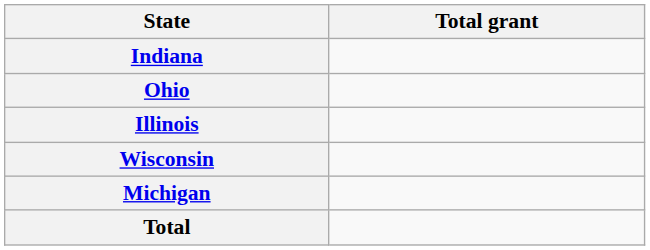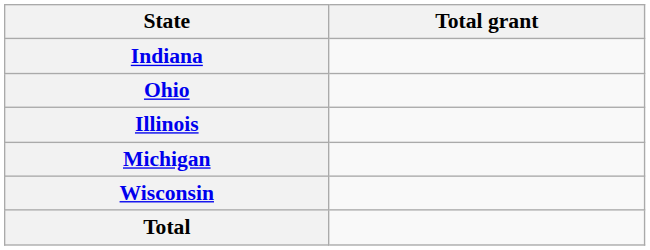rows swapped: (167, 158) <-> (167, 192)
